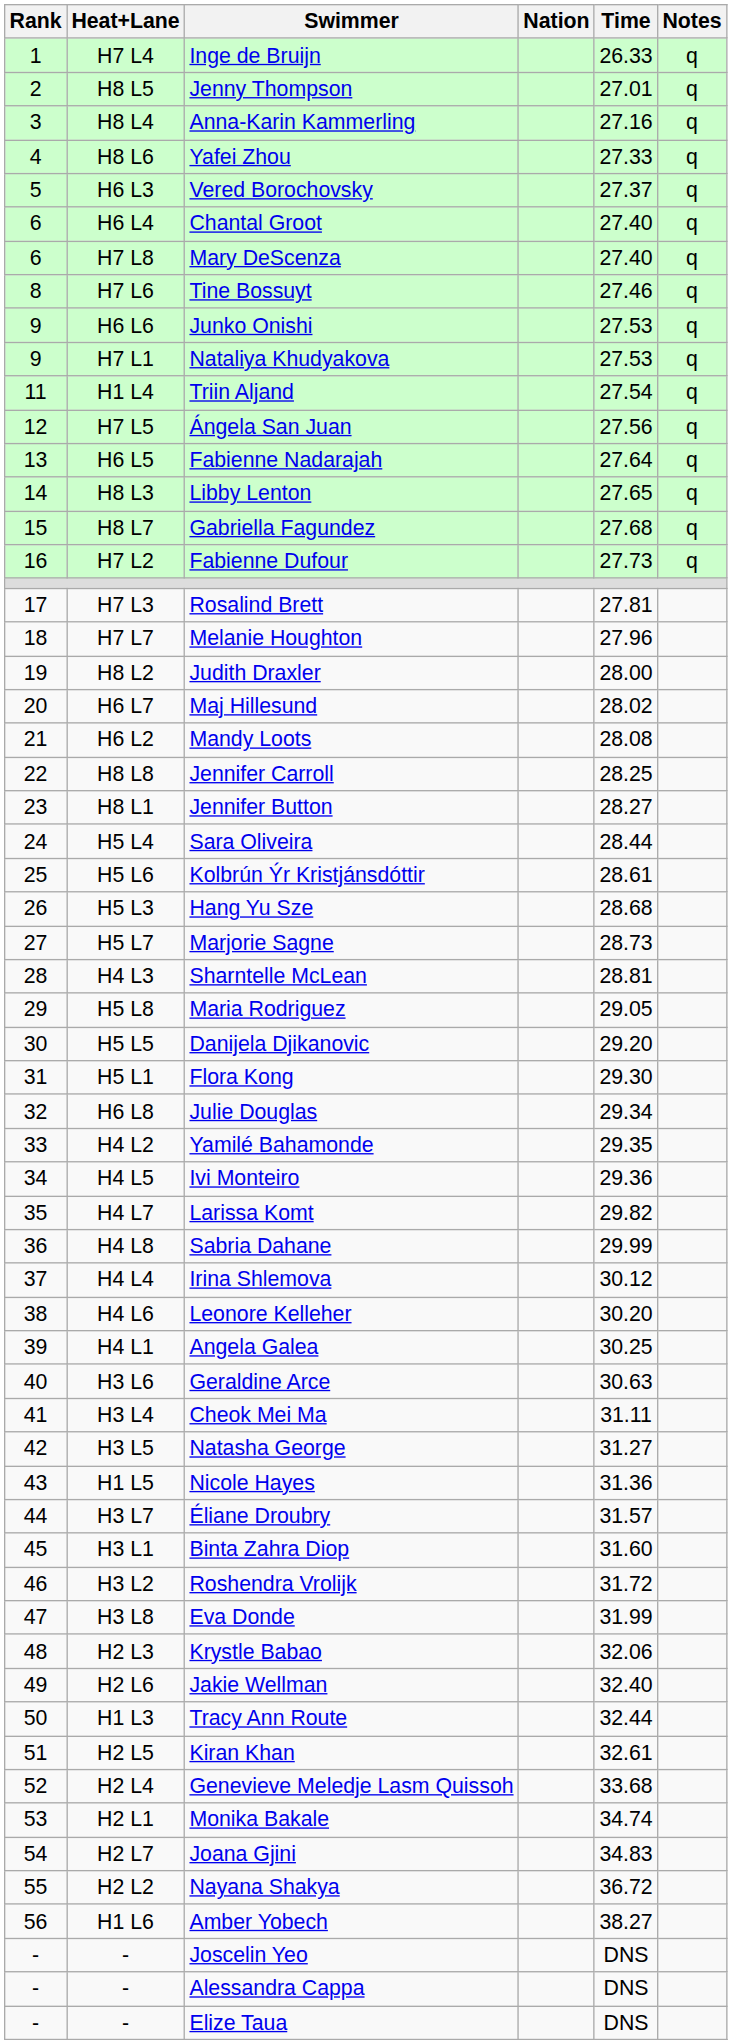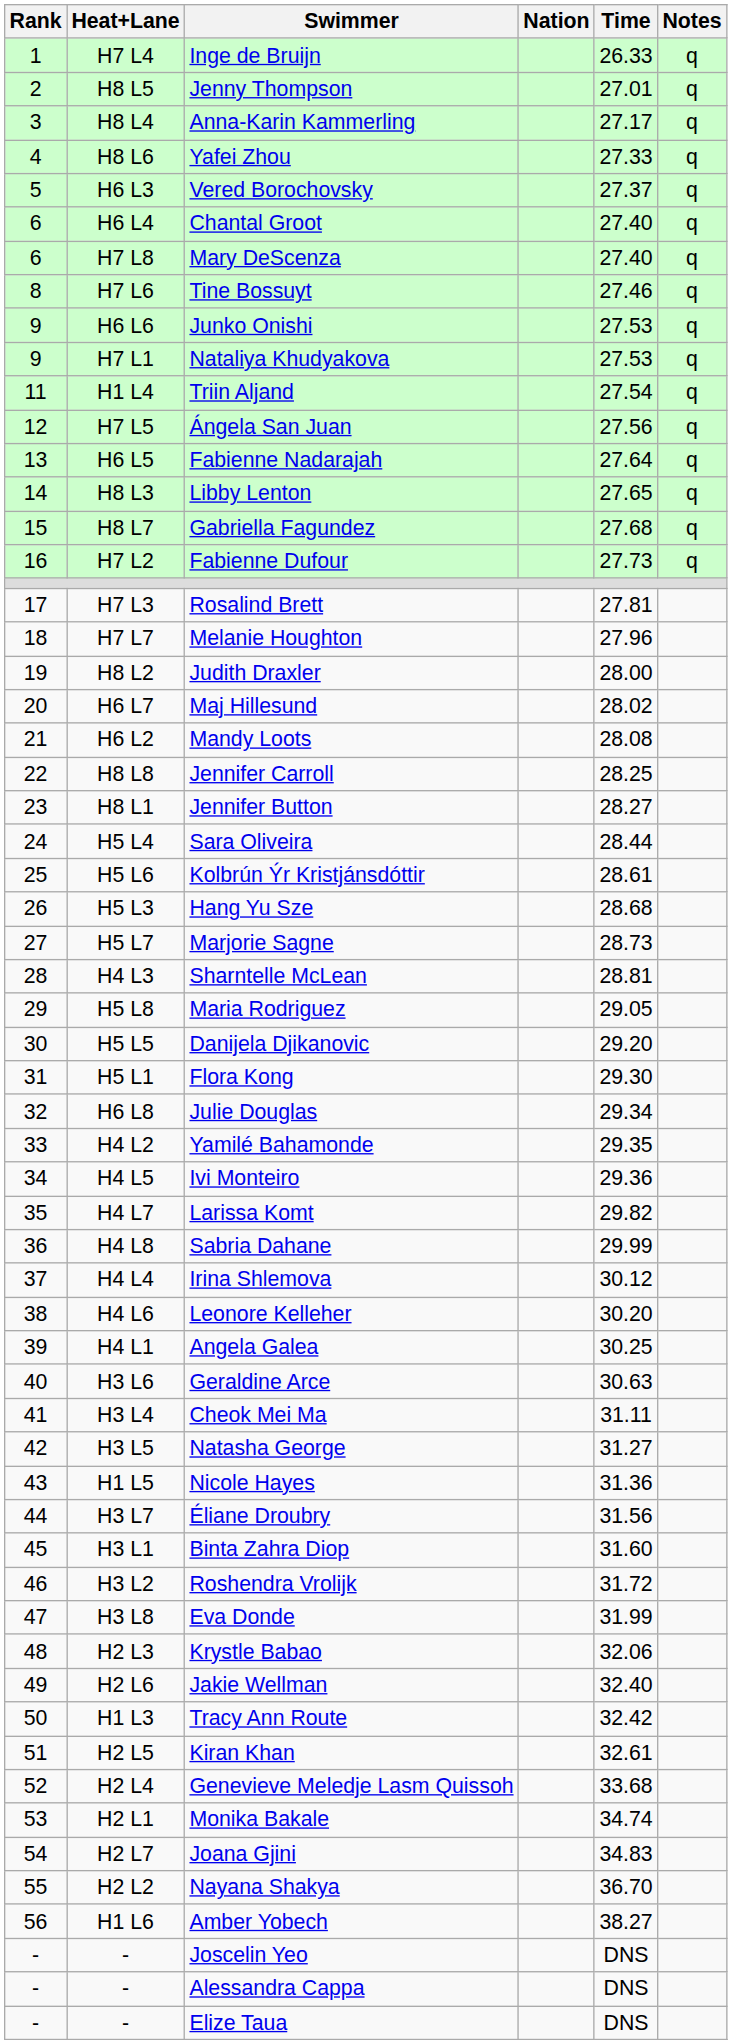(626, 122) 27.16 -> (626, 122) 27.17
(626, 1516) 31.57 -> (626, 1516) 31.56
(626, 1718) 32.44 -> (626, 1718) 32.42
(626, 1887) 36.72 -> (626, 1887) 36.70
